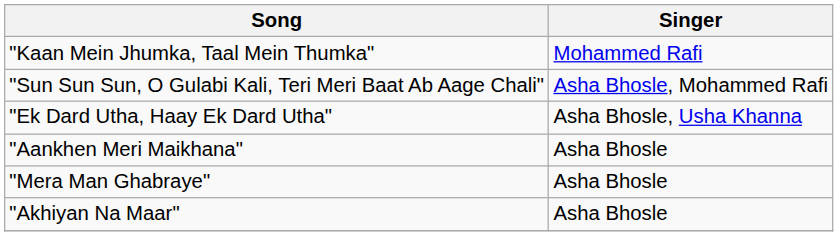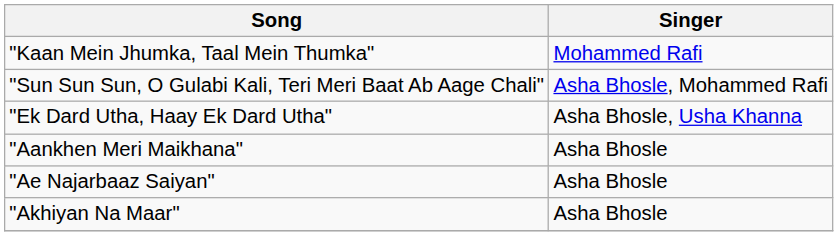+ row: (112, 181)
- row: (110, 181)
